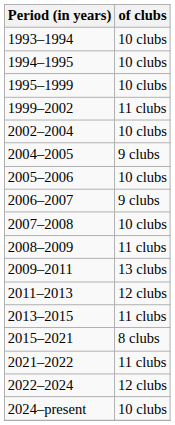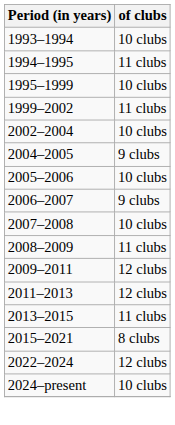(143, 62) 10 clubs -> (142, 62) 11 clubs
(143, 270) 13 clubs -> (143, 270) 12 clubs
- row: (41, 362)
